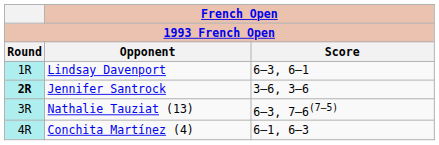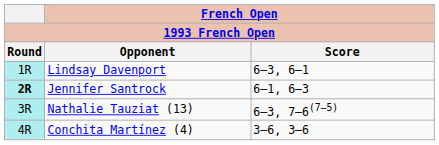(281, 89) 3–6, 3–6 -> (281, 89) 6–1, 6–3
(281, 130) 6–1, 6–3 -> (281, 130) 3–6, 3–6
